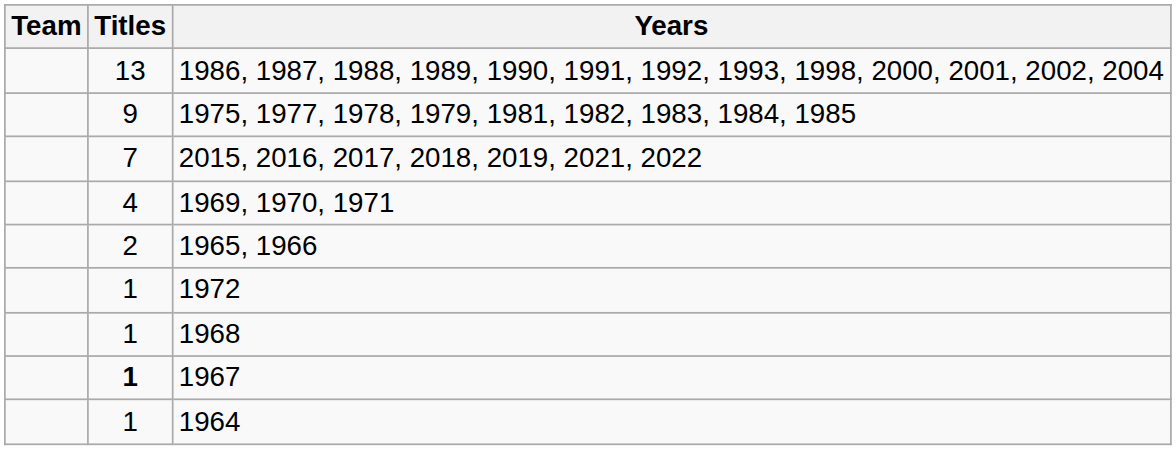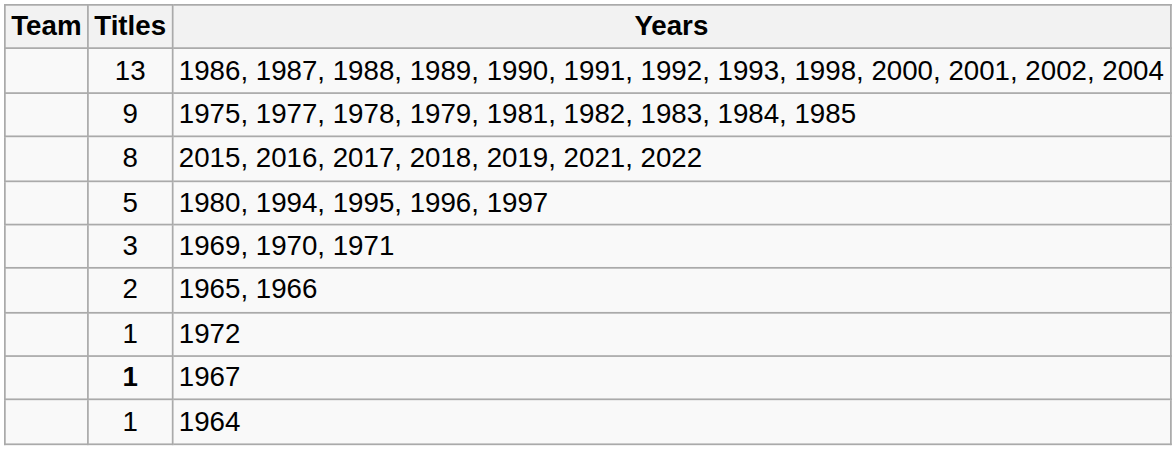(130, 158) 7 -> (130, 158) 8
+ row: (364, 202)
(130, 202) 4 -> (130, 245) 3
- row: (210, 333)
